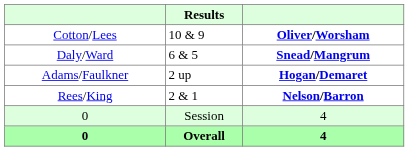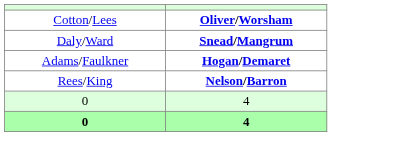- column: (204, 14)
